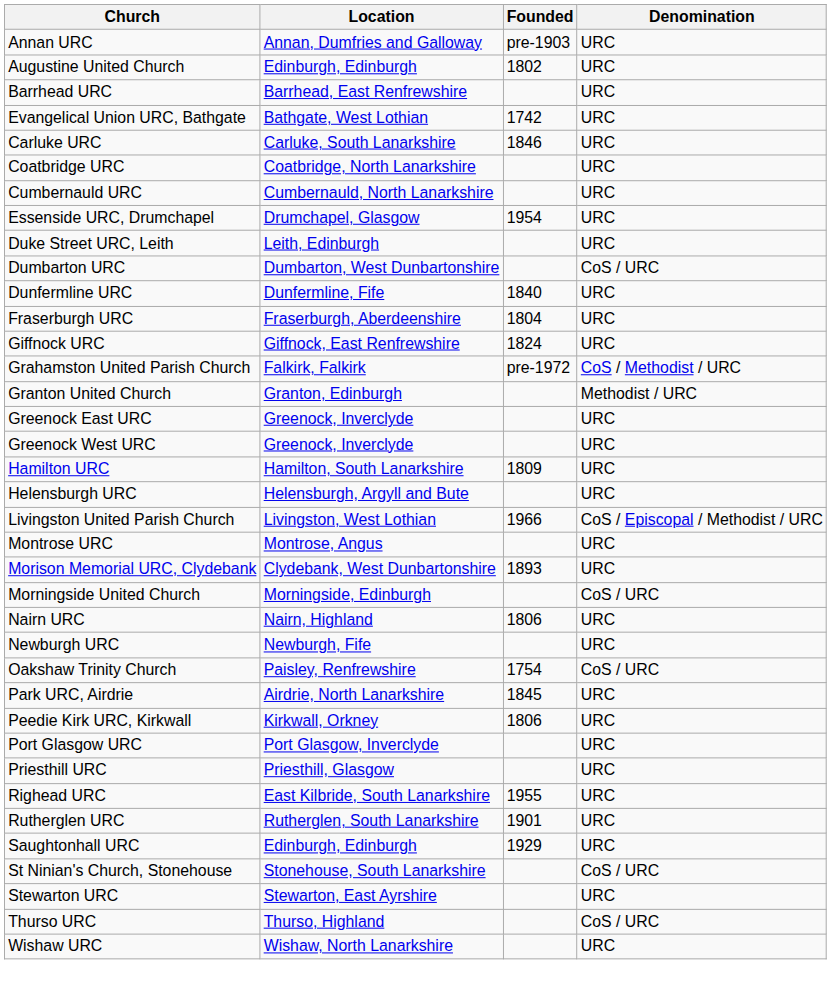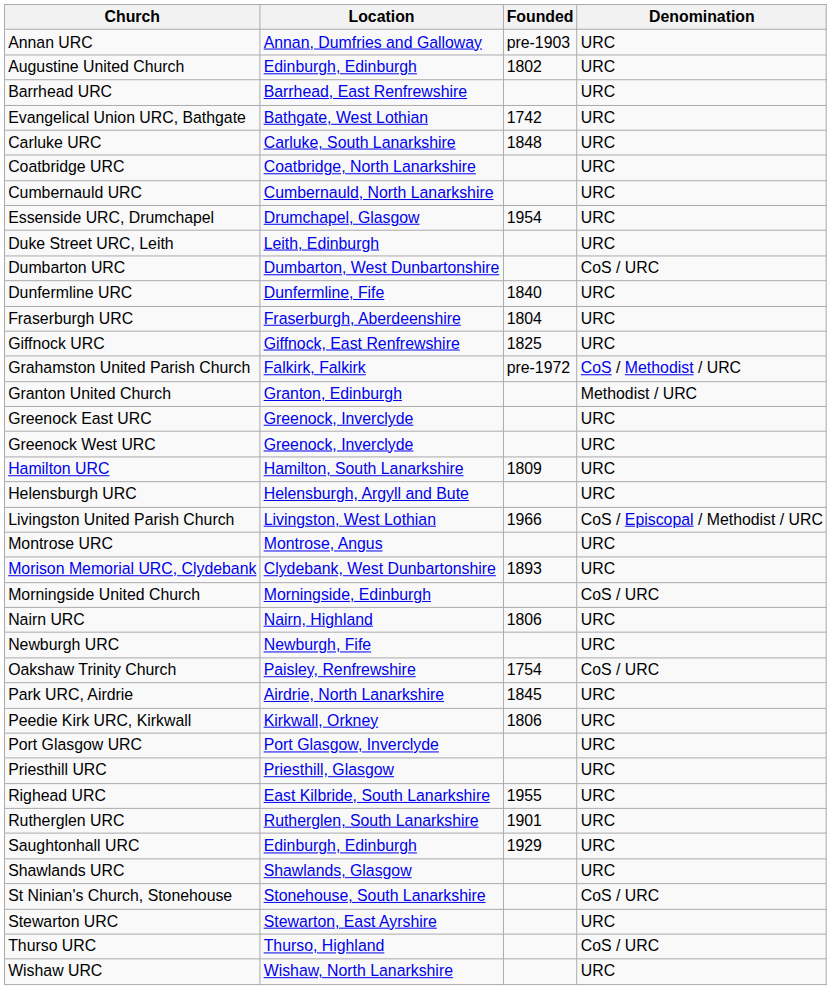(524, 142) 1846 -> (524, 142) 1848
(524, 343) 1824 -> (524, 343) 1825
+ row: (66, 871)
